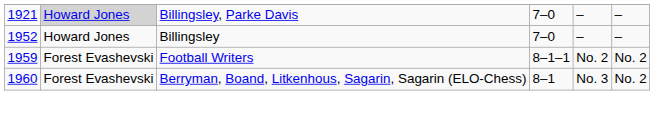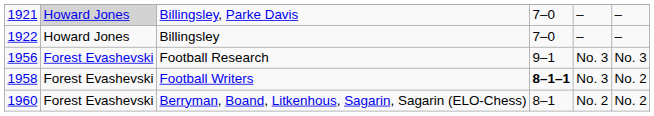(22, 36) 1952 -> (22, 36) 1922
+ row: (214, 57)
(22, 57) 1959 -> (22, 79) 1958
(551, 57) normal -> (551, 79) bold
(592, 57) No. 2 -> (592, 79) No. 3
(592, 79) No. 3 -> (592, 100) No. 2
